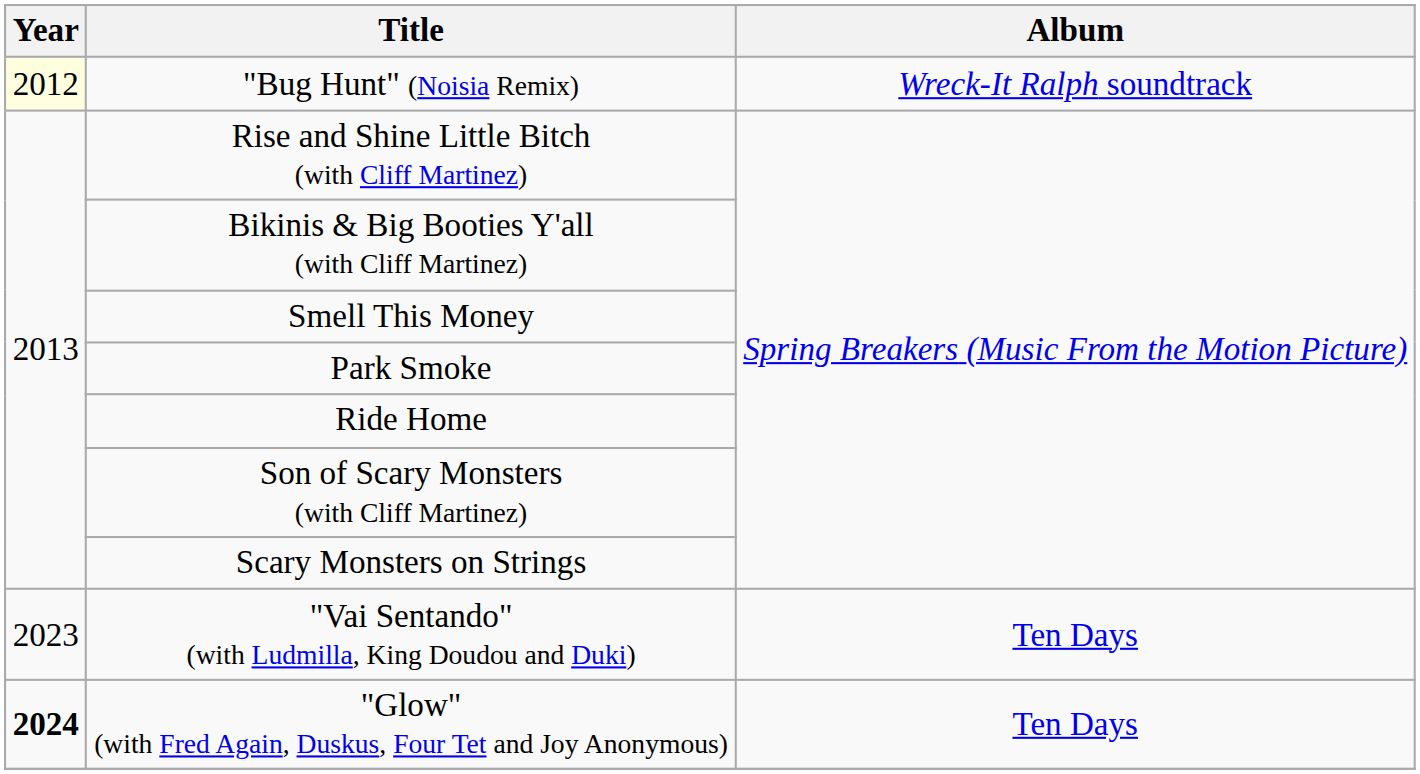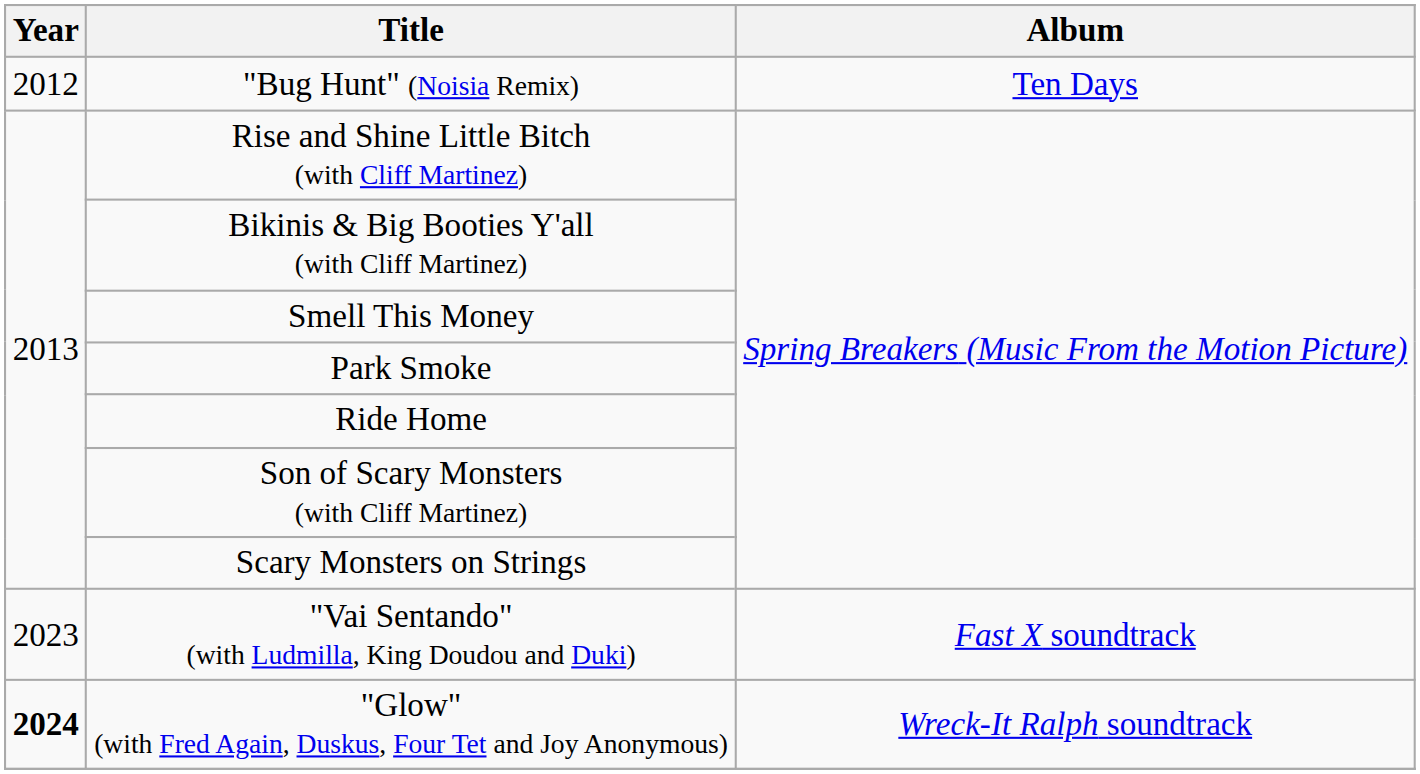(46, 83) lightyellow background -> (46, 83) no background
(1075, 83) Wreck-It Ralph soundtrack -> (1075, 83) Ten Days
(1075, 633) Ten Days -> (1075, 633) Fast X soundtrack
(1075, 723) Ten Days -> (1075, 723) Wreck-It Ralph soundtrack
